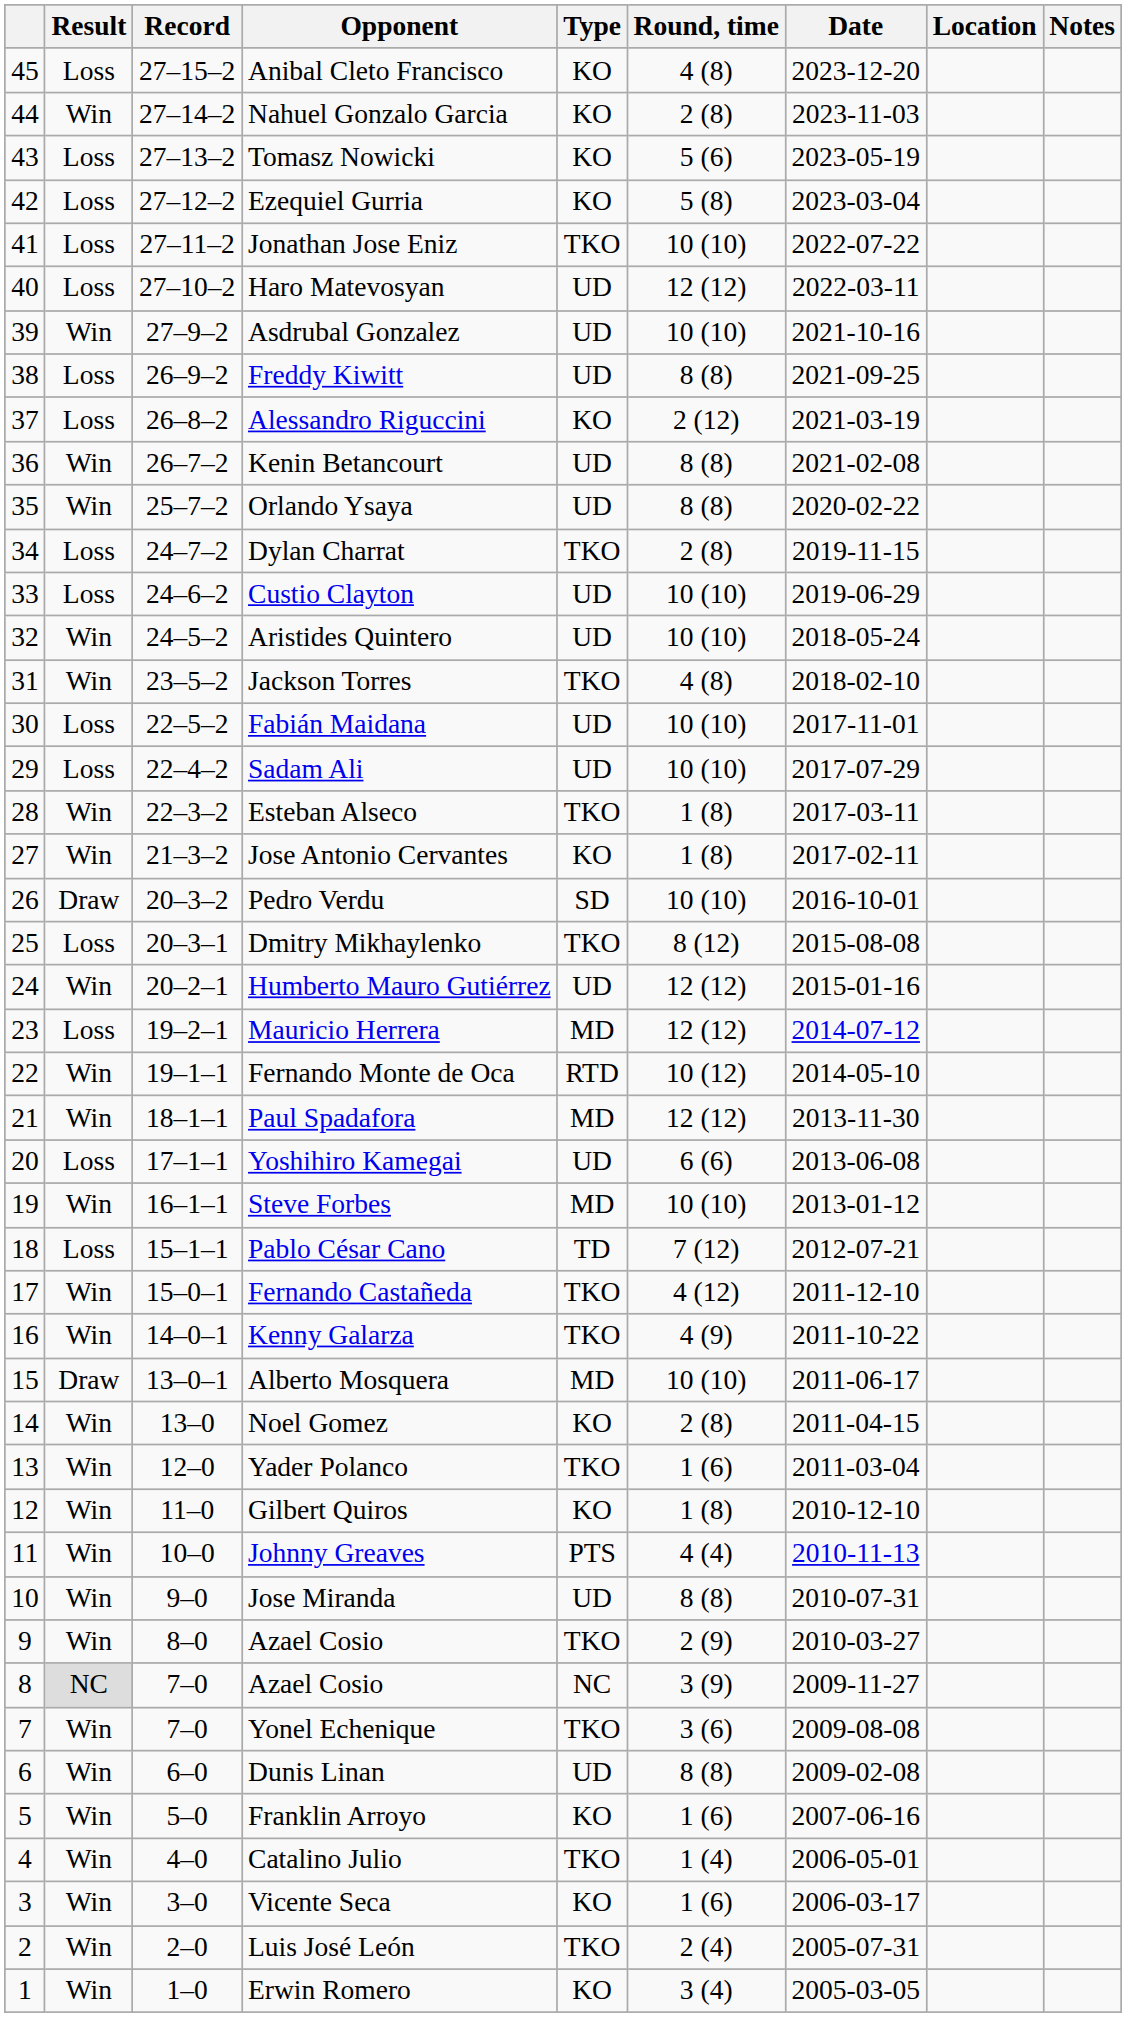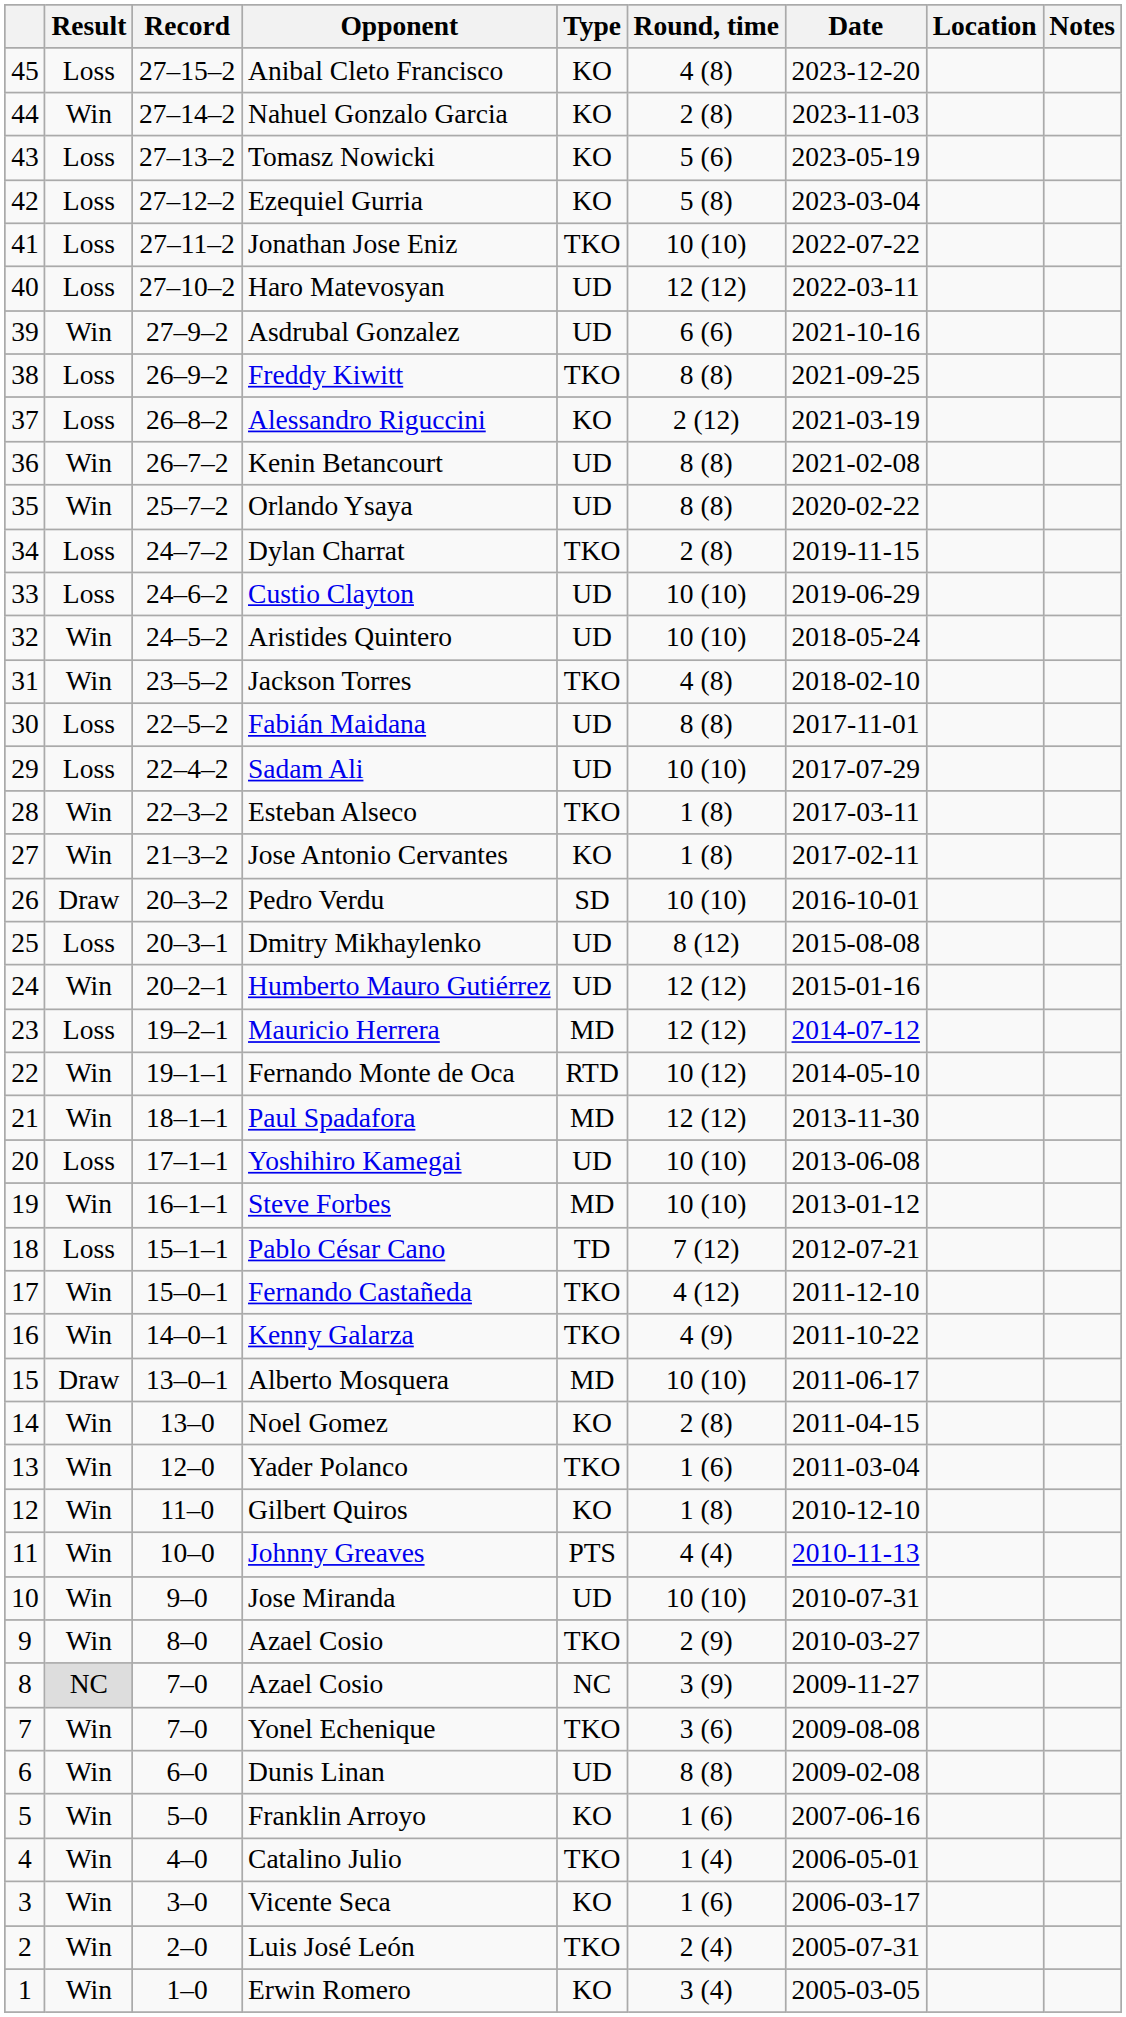(706, 331) 10 (10) -> (706, 331) 6 (6)
(592, 375) UD -> (592, 375) TKO
(706, 724) 10 (10) -> (706, 724) 8 (8)
(592, 942) TKO -> (592, 942) UD
(706, 1161) 6 (6) -> (706, 1161) 10 (10)
(706, 1597) 8 (8) -> (706, 1597) 10 (10)
